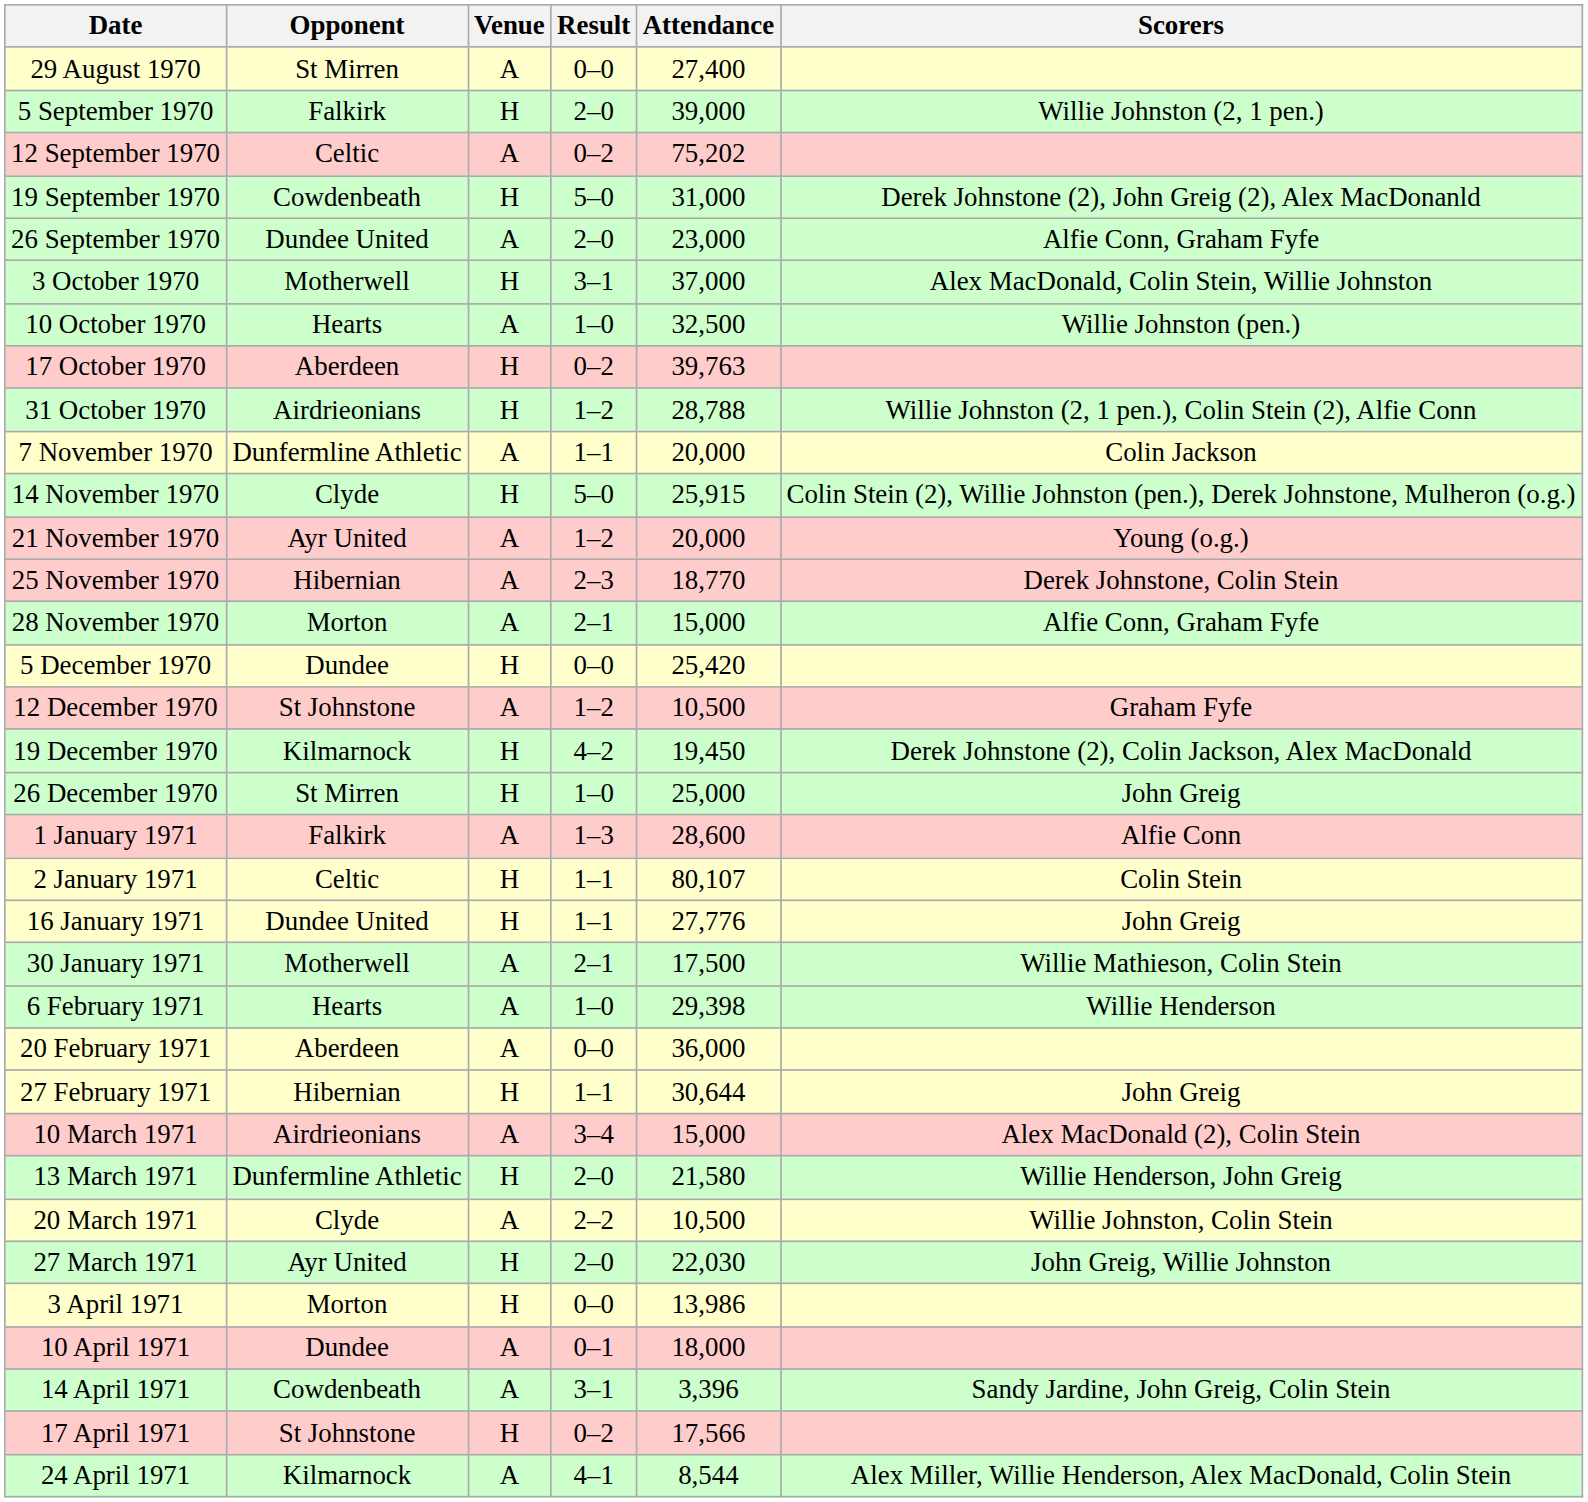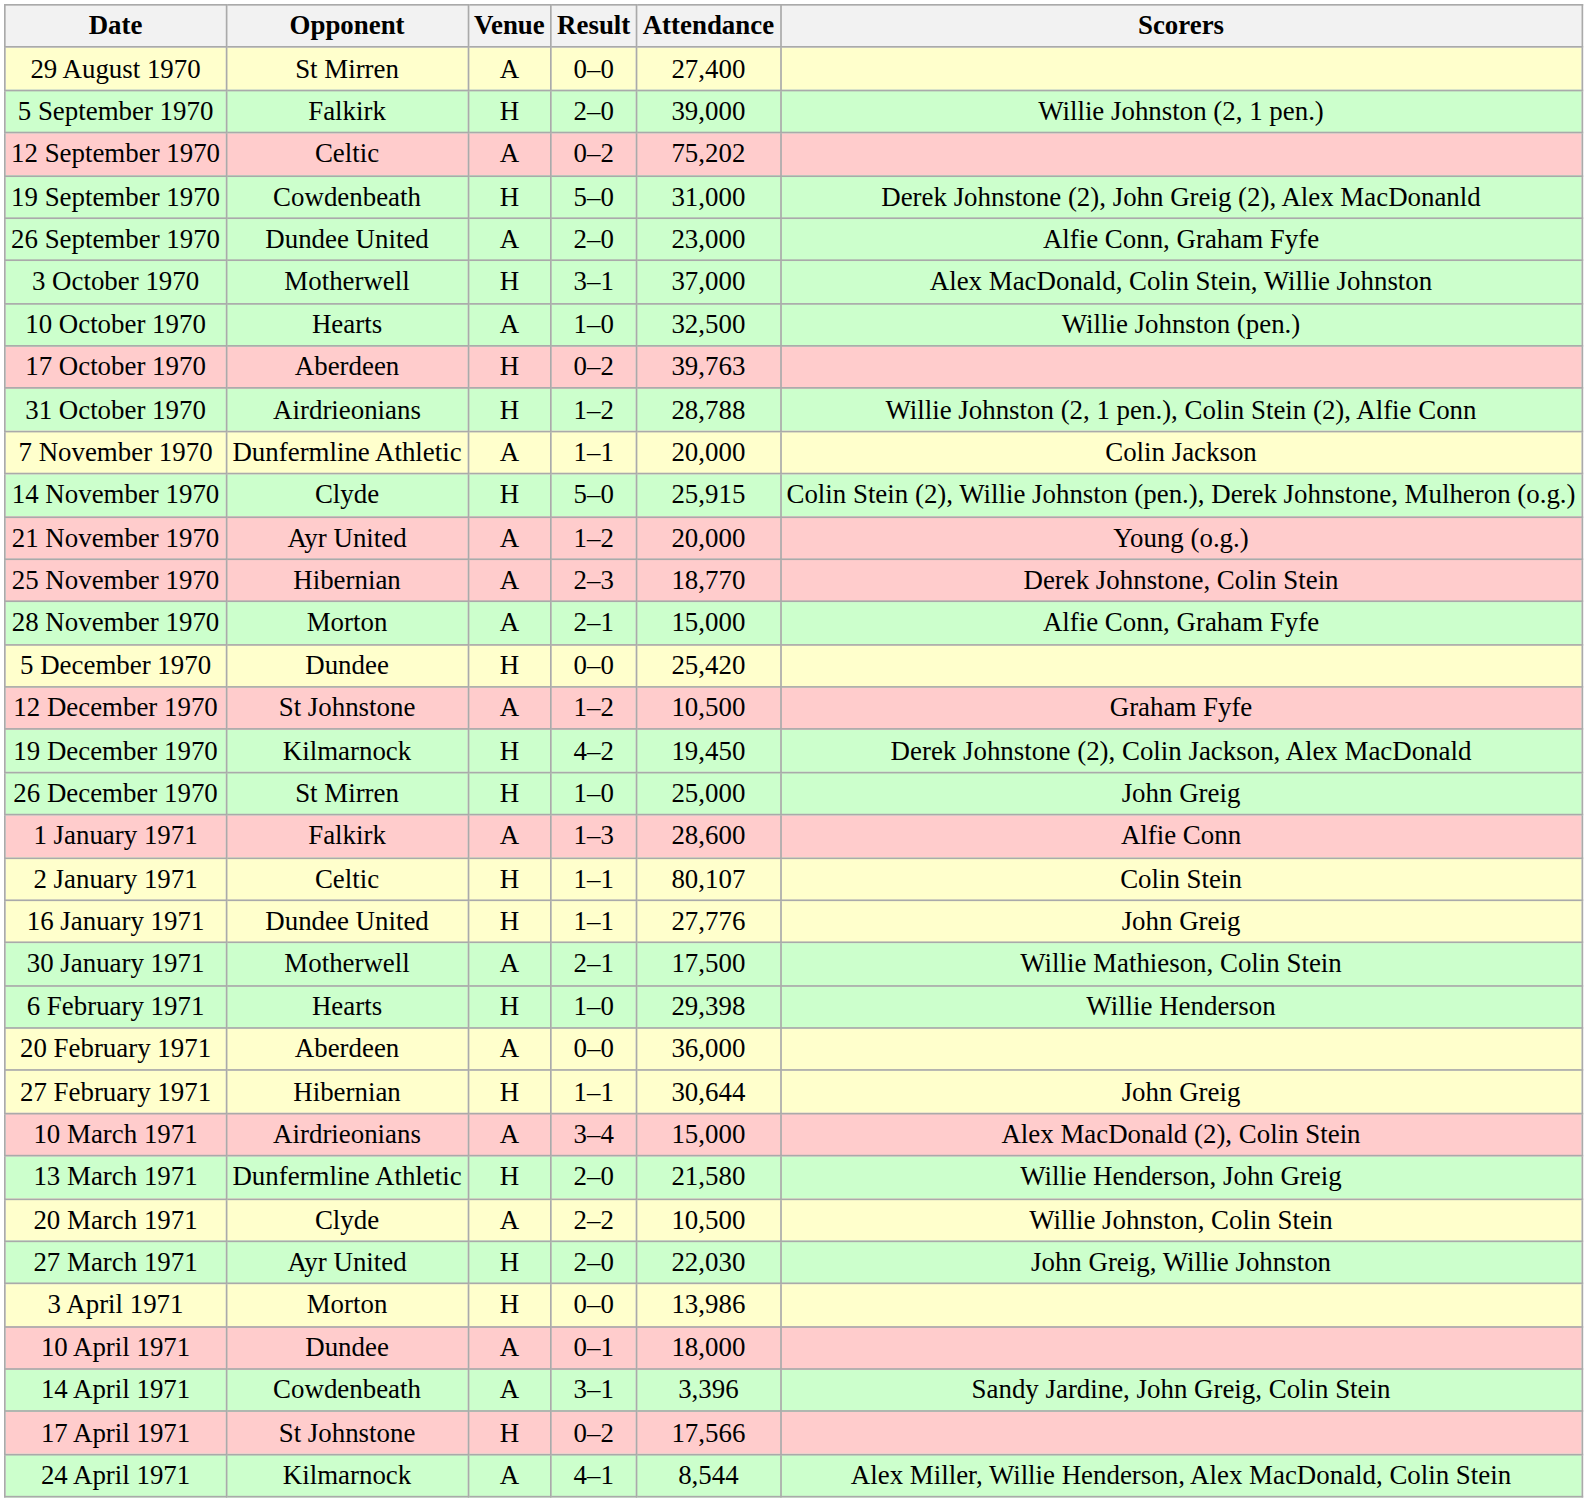(509, 1006) A -> (509, 1006) H
